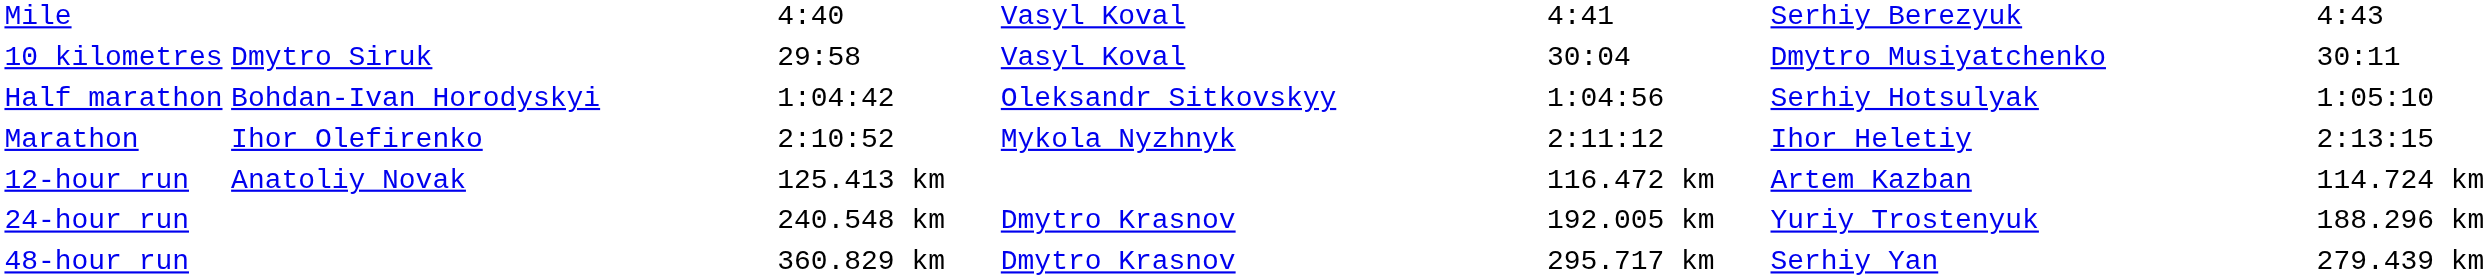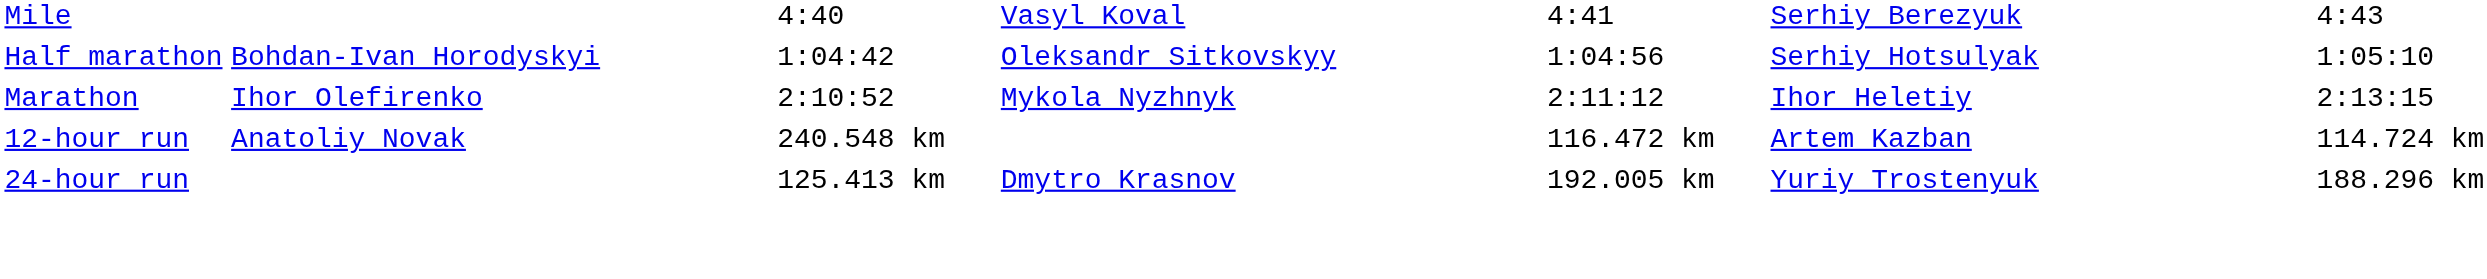- row: (113, 57)
(861, 180) 125.413 km -> (861, 139) 240.548 km
(861, 221) 240.548 km -> (861, 180) 125.413 km
- row: (97, 262)
